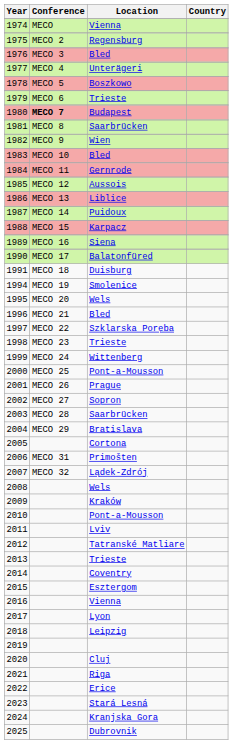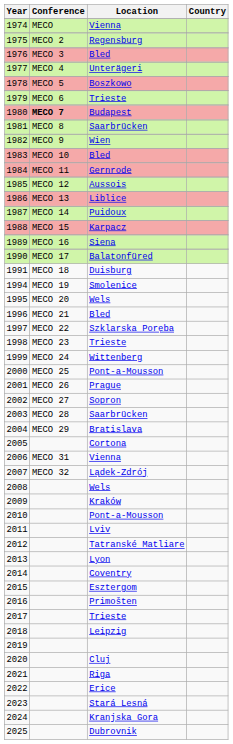(113, 458) Primošten -> (105, 458) Vienna
(108, 559) Trieste -> (100, 559) Lyon
(105, 602) Vienna -> (113, 602) Primošten
(100, 617) Lyon -> (108, 617) Trieste
